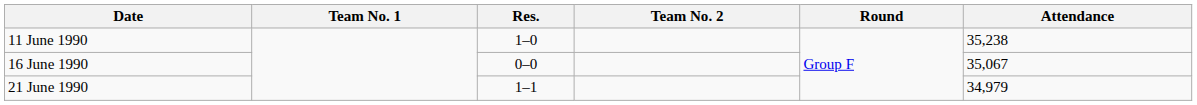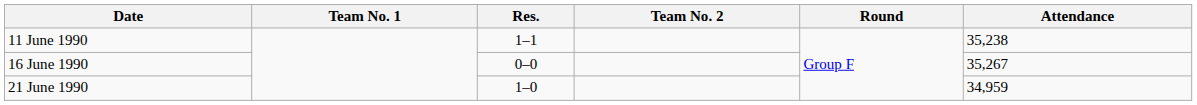(526, 40) 1–0 -> (526, 40) 1–1
(987, 64) 35,067 -> (987, 64) 35,267
(526, 87) 1–1 -> (526, 87) 1–0
(987, 87) 34,979 -> (987, 87) 34,959
